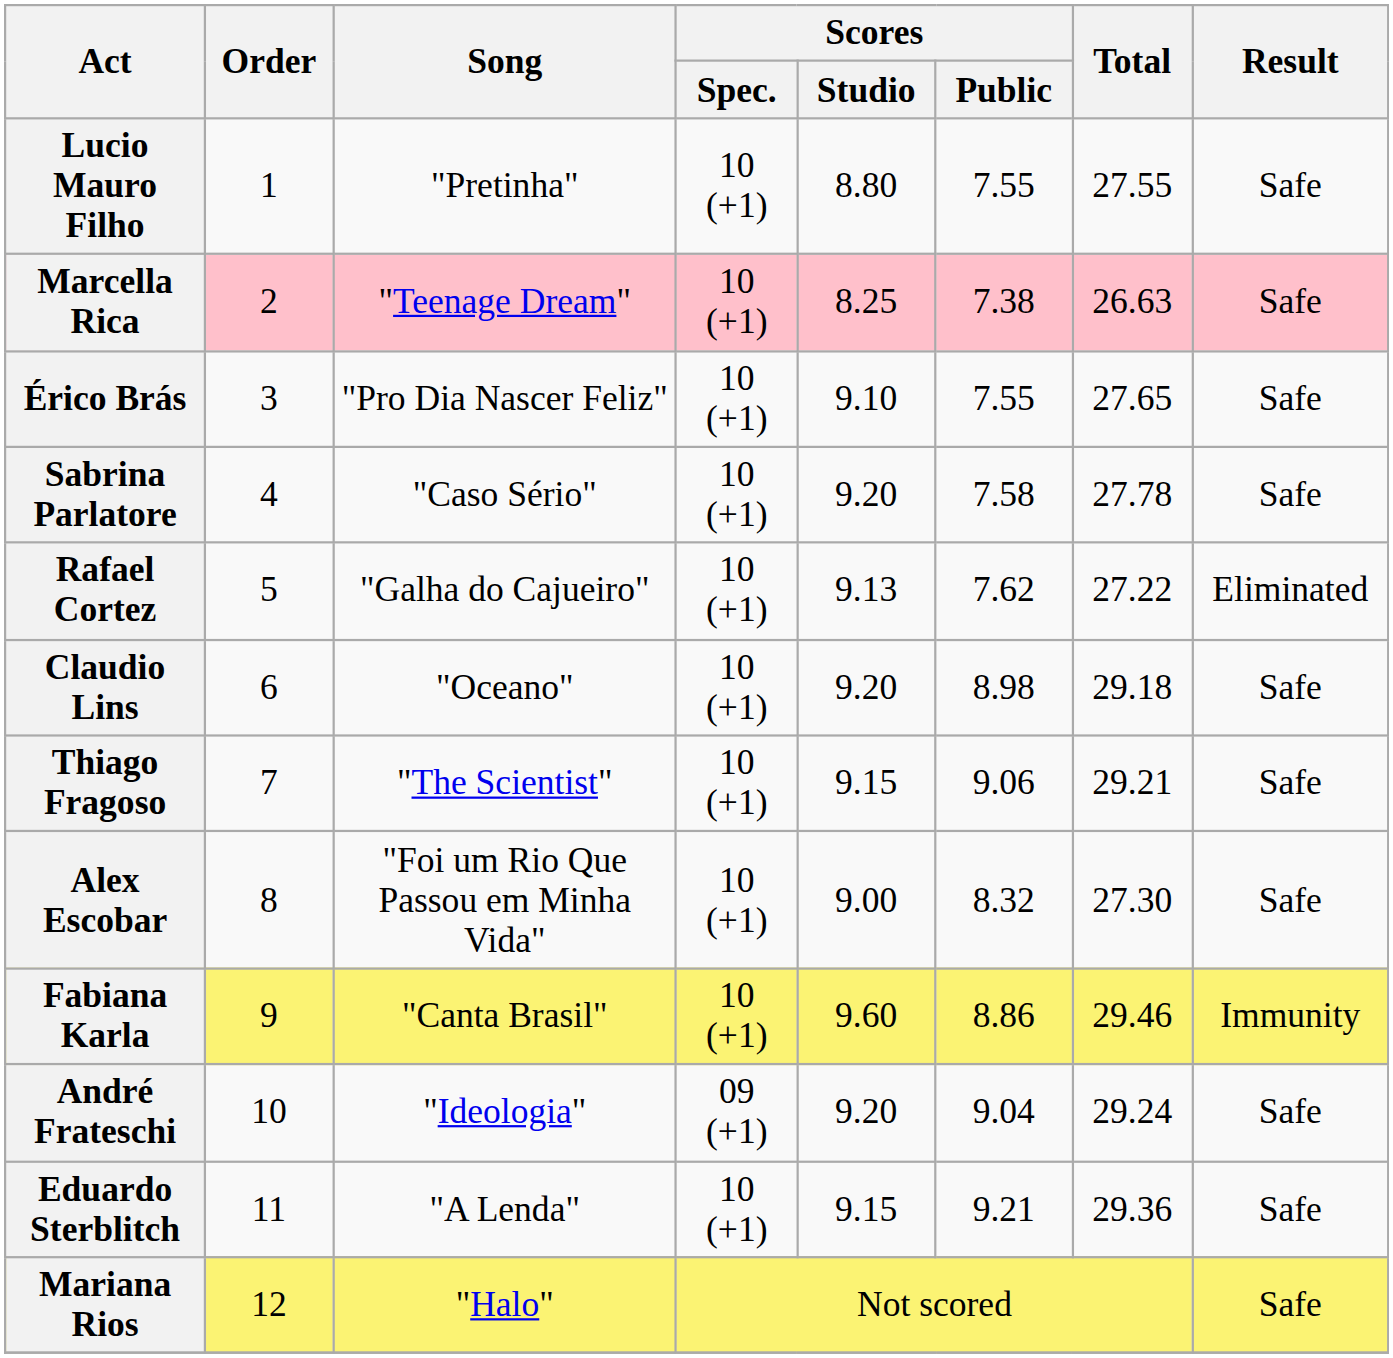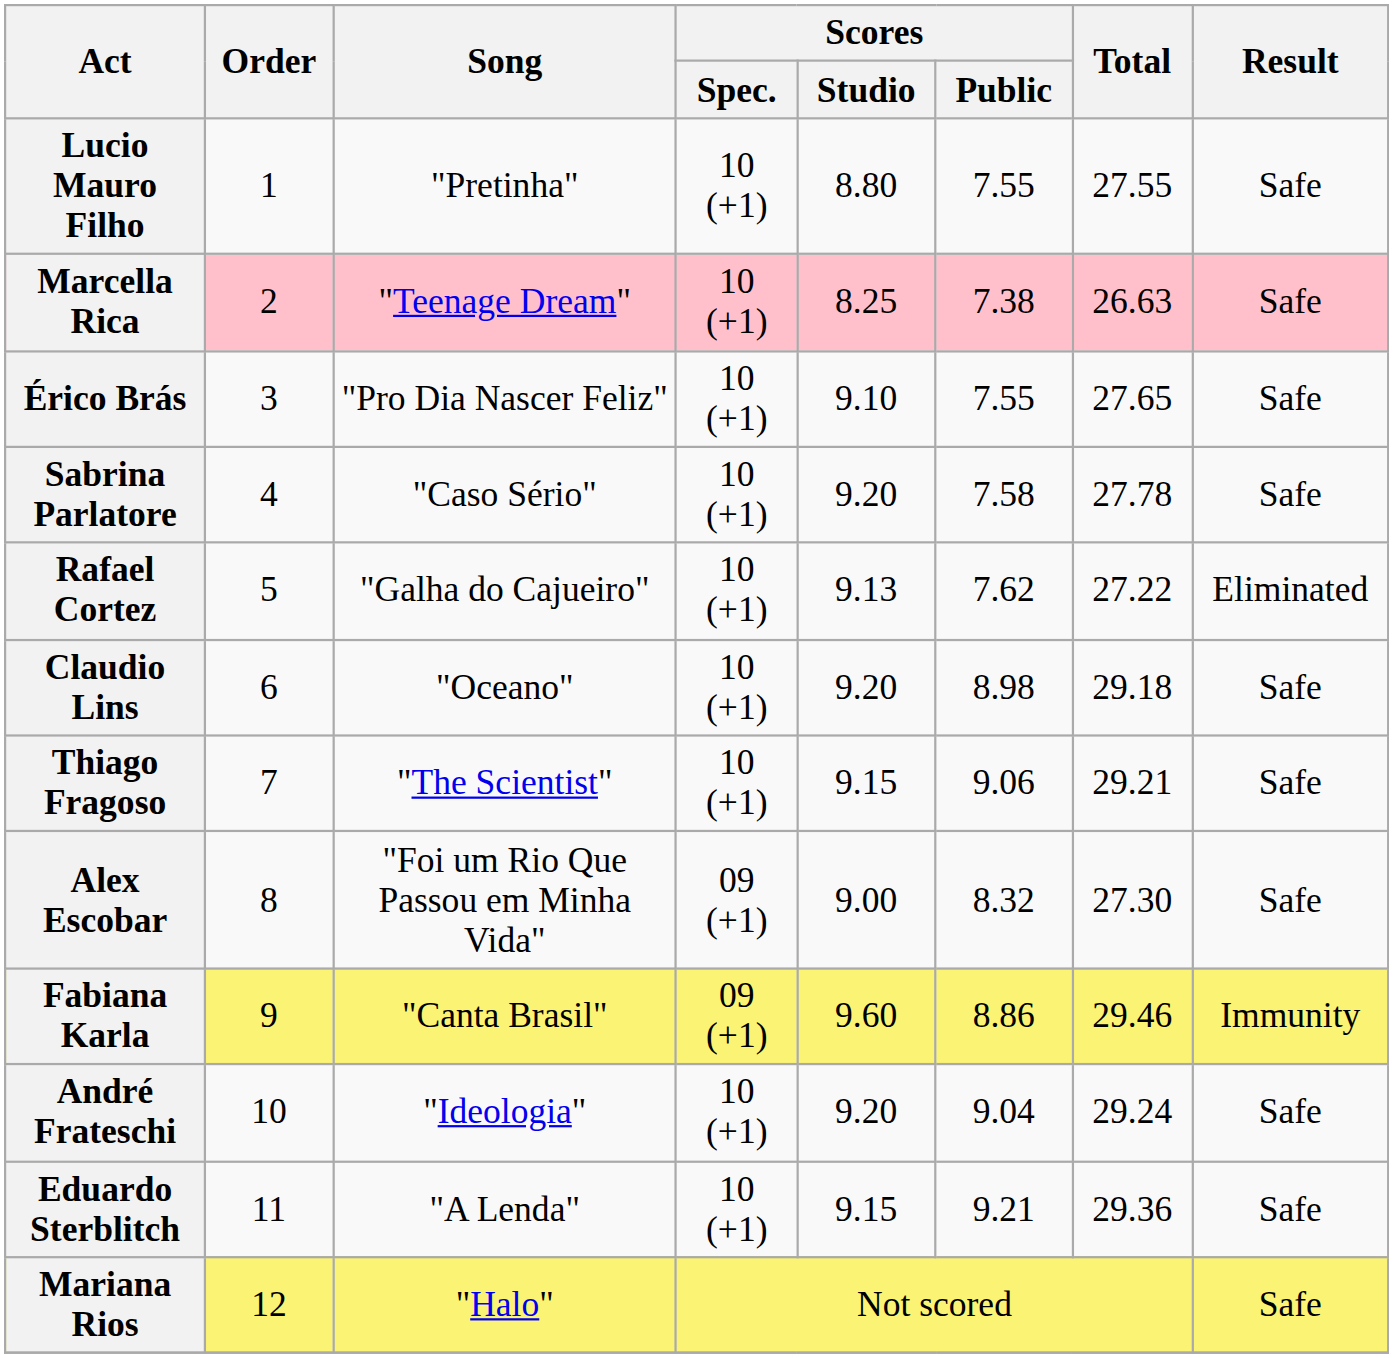(737, 899) 10 (+1) -> (737, 899) 09 (+1)
(737, 1015) 10 (+1) -> (737, 1015) 09 (+1)
(737, 1111) 09 (+1) -> (737, 1111) 10 (+1)
